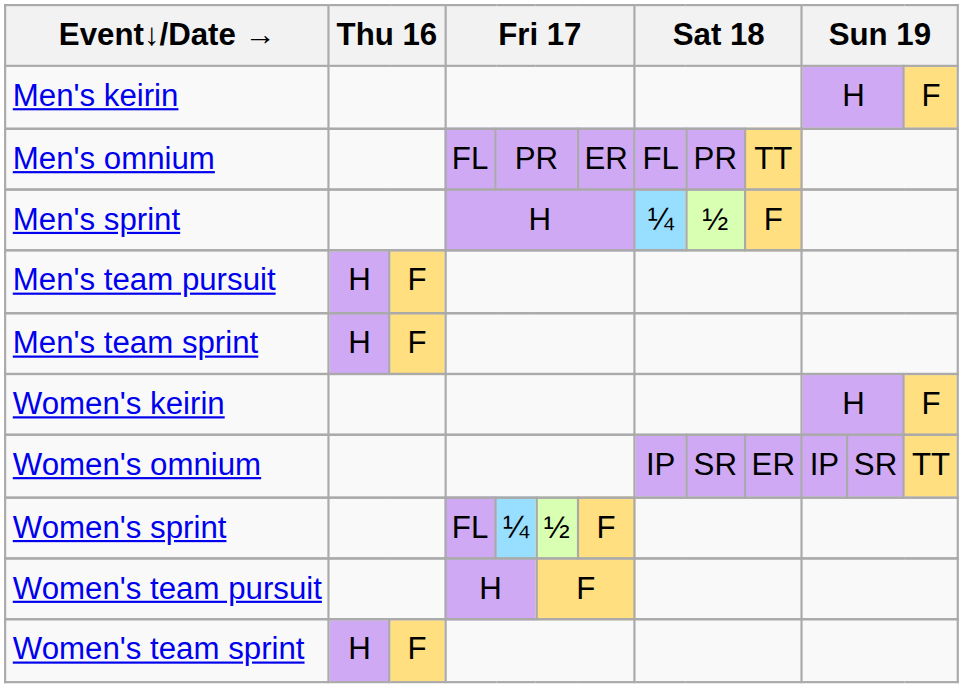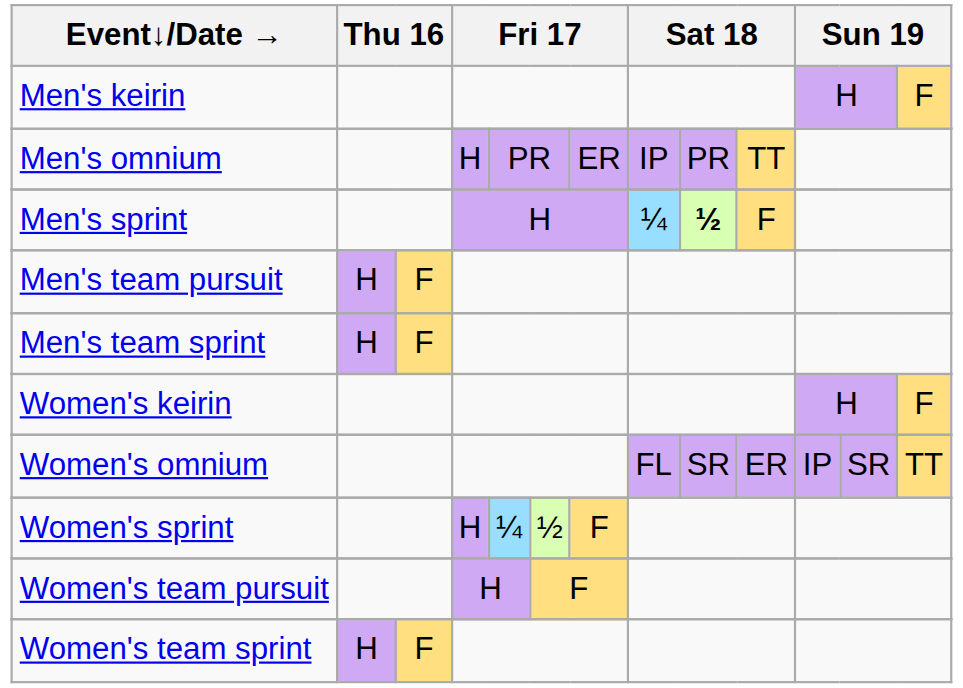(470, 157) FL -> (470, 157) H
(661, 157) FL -> (654, 157) IP
(715, 219) normal -> (708, 219) bold
(661, 465) IP -> (654, 465) FL
(470, 526) FL -> (470, 526) H
